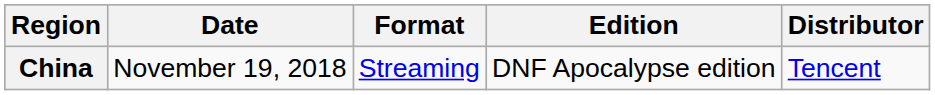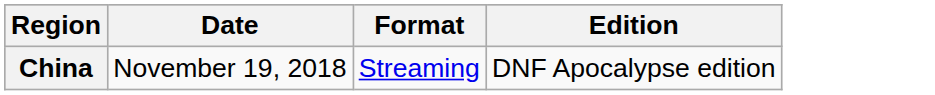- column: (856, 25)
